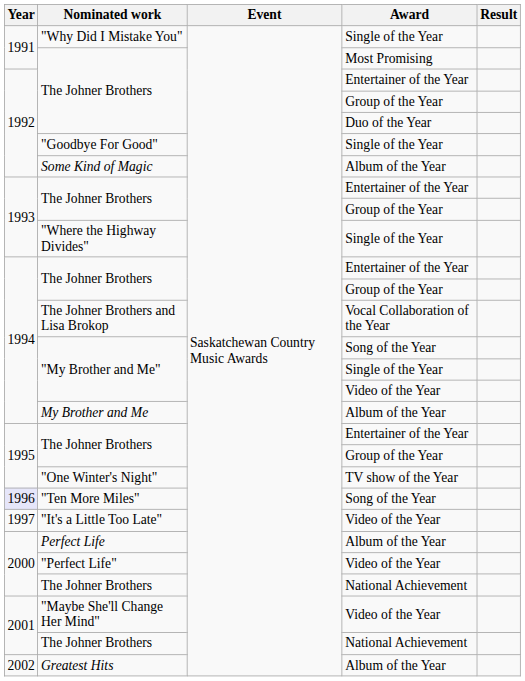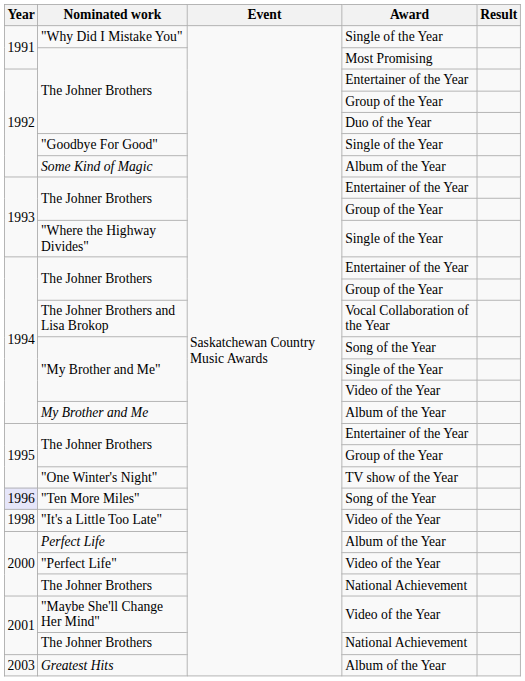(21, 520) 1997 -> (21, 520) 1998
(21, 665) 2002 -> (21, 665) 2003
